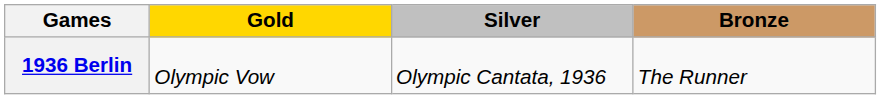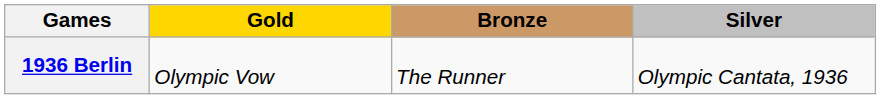columns swapped: (512, 20) <-> (754, 20)
